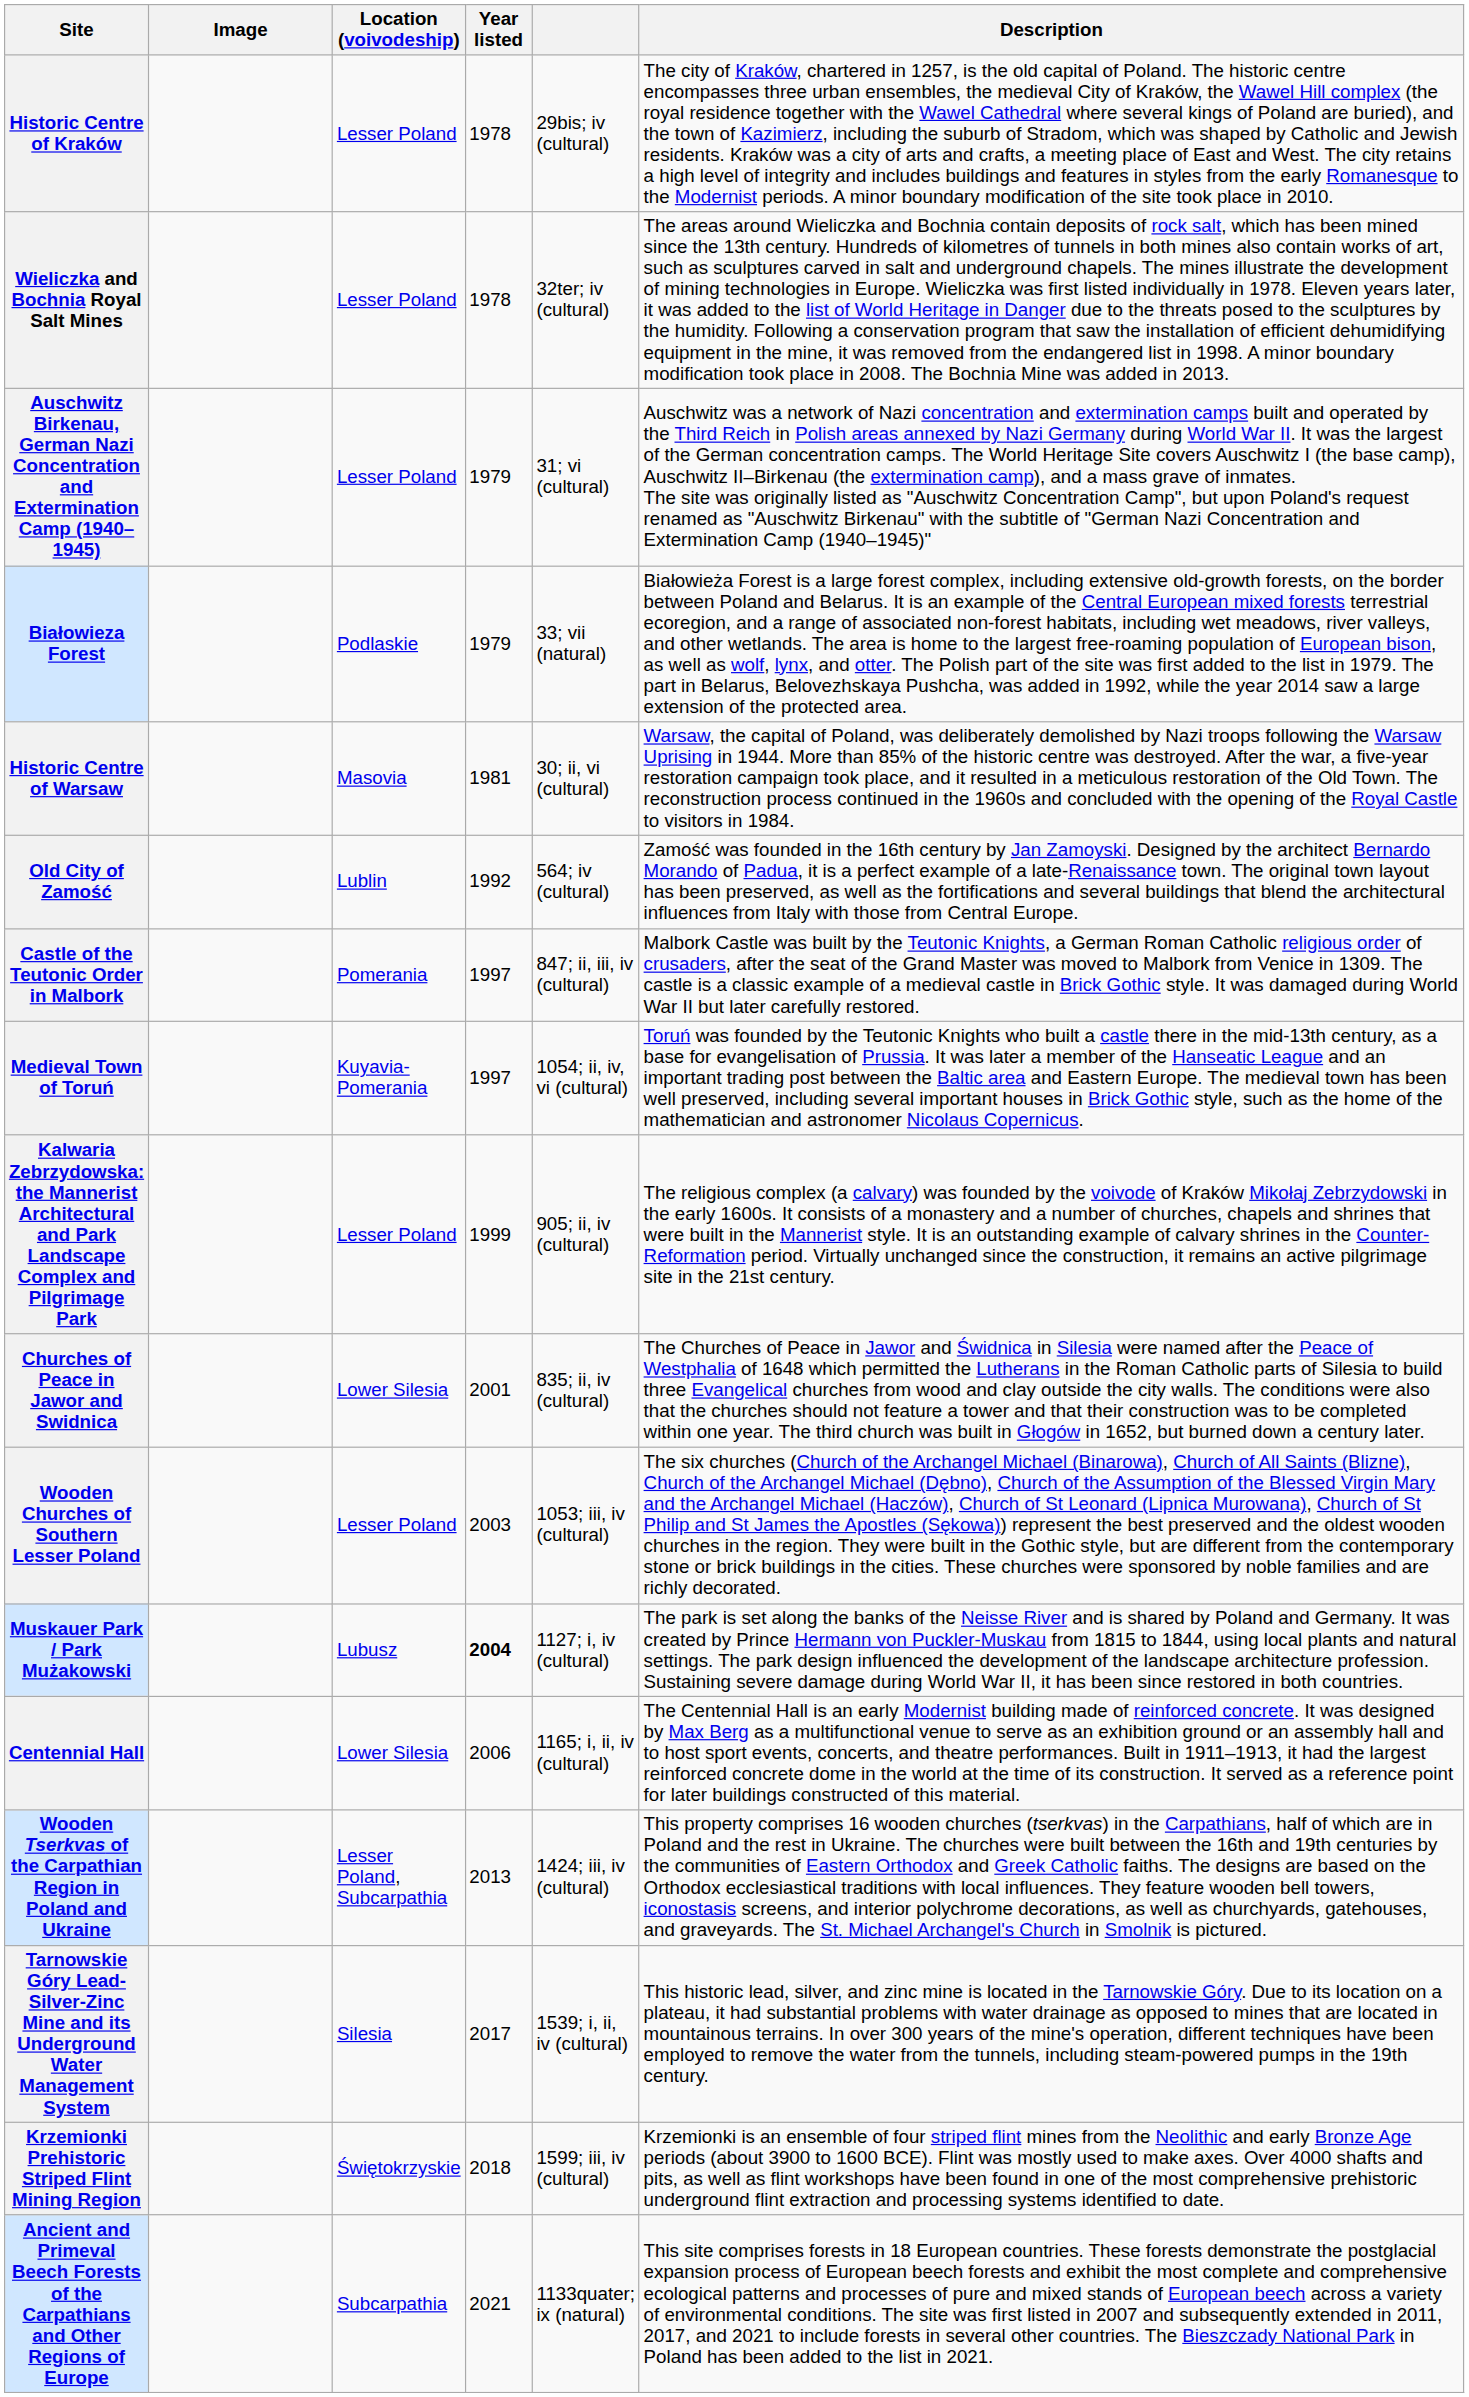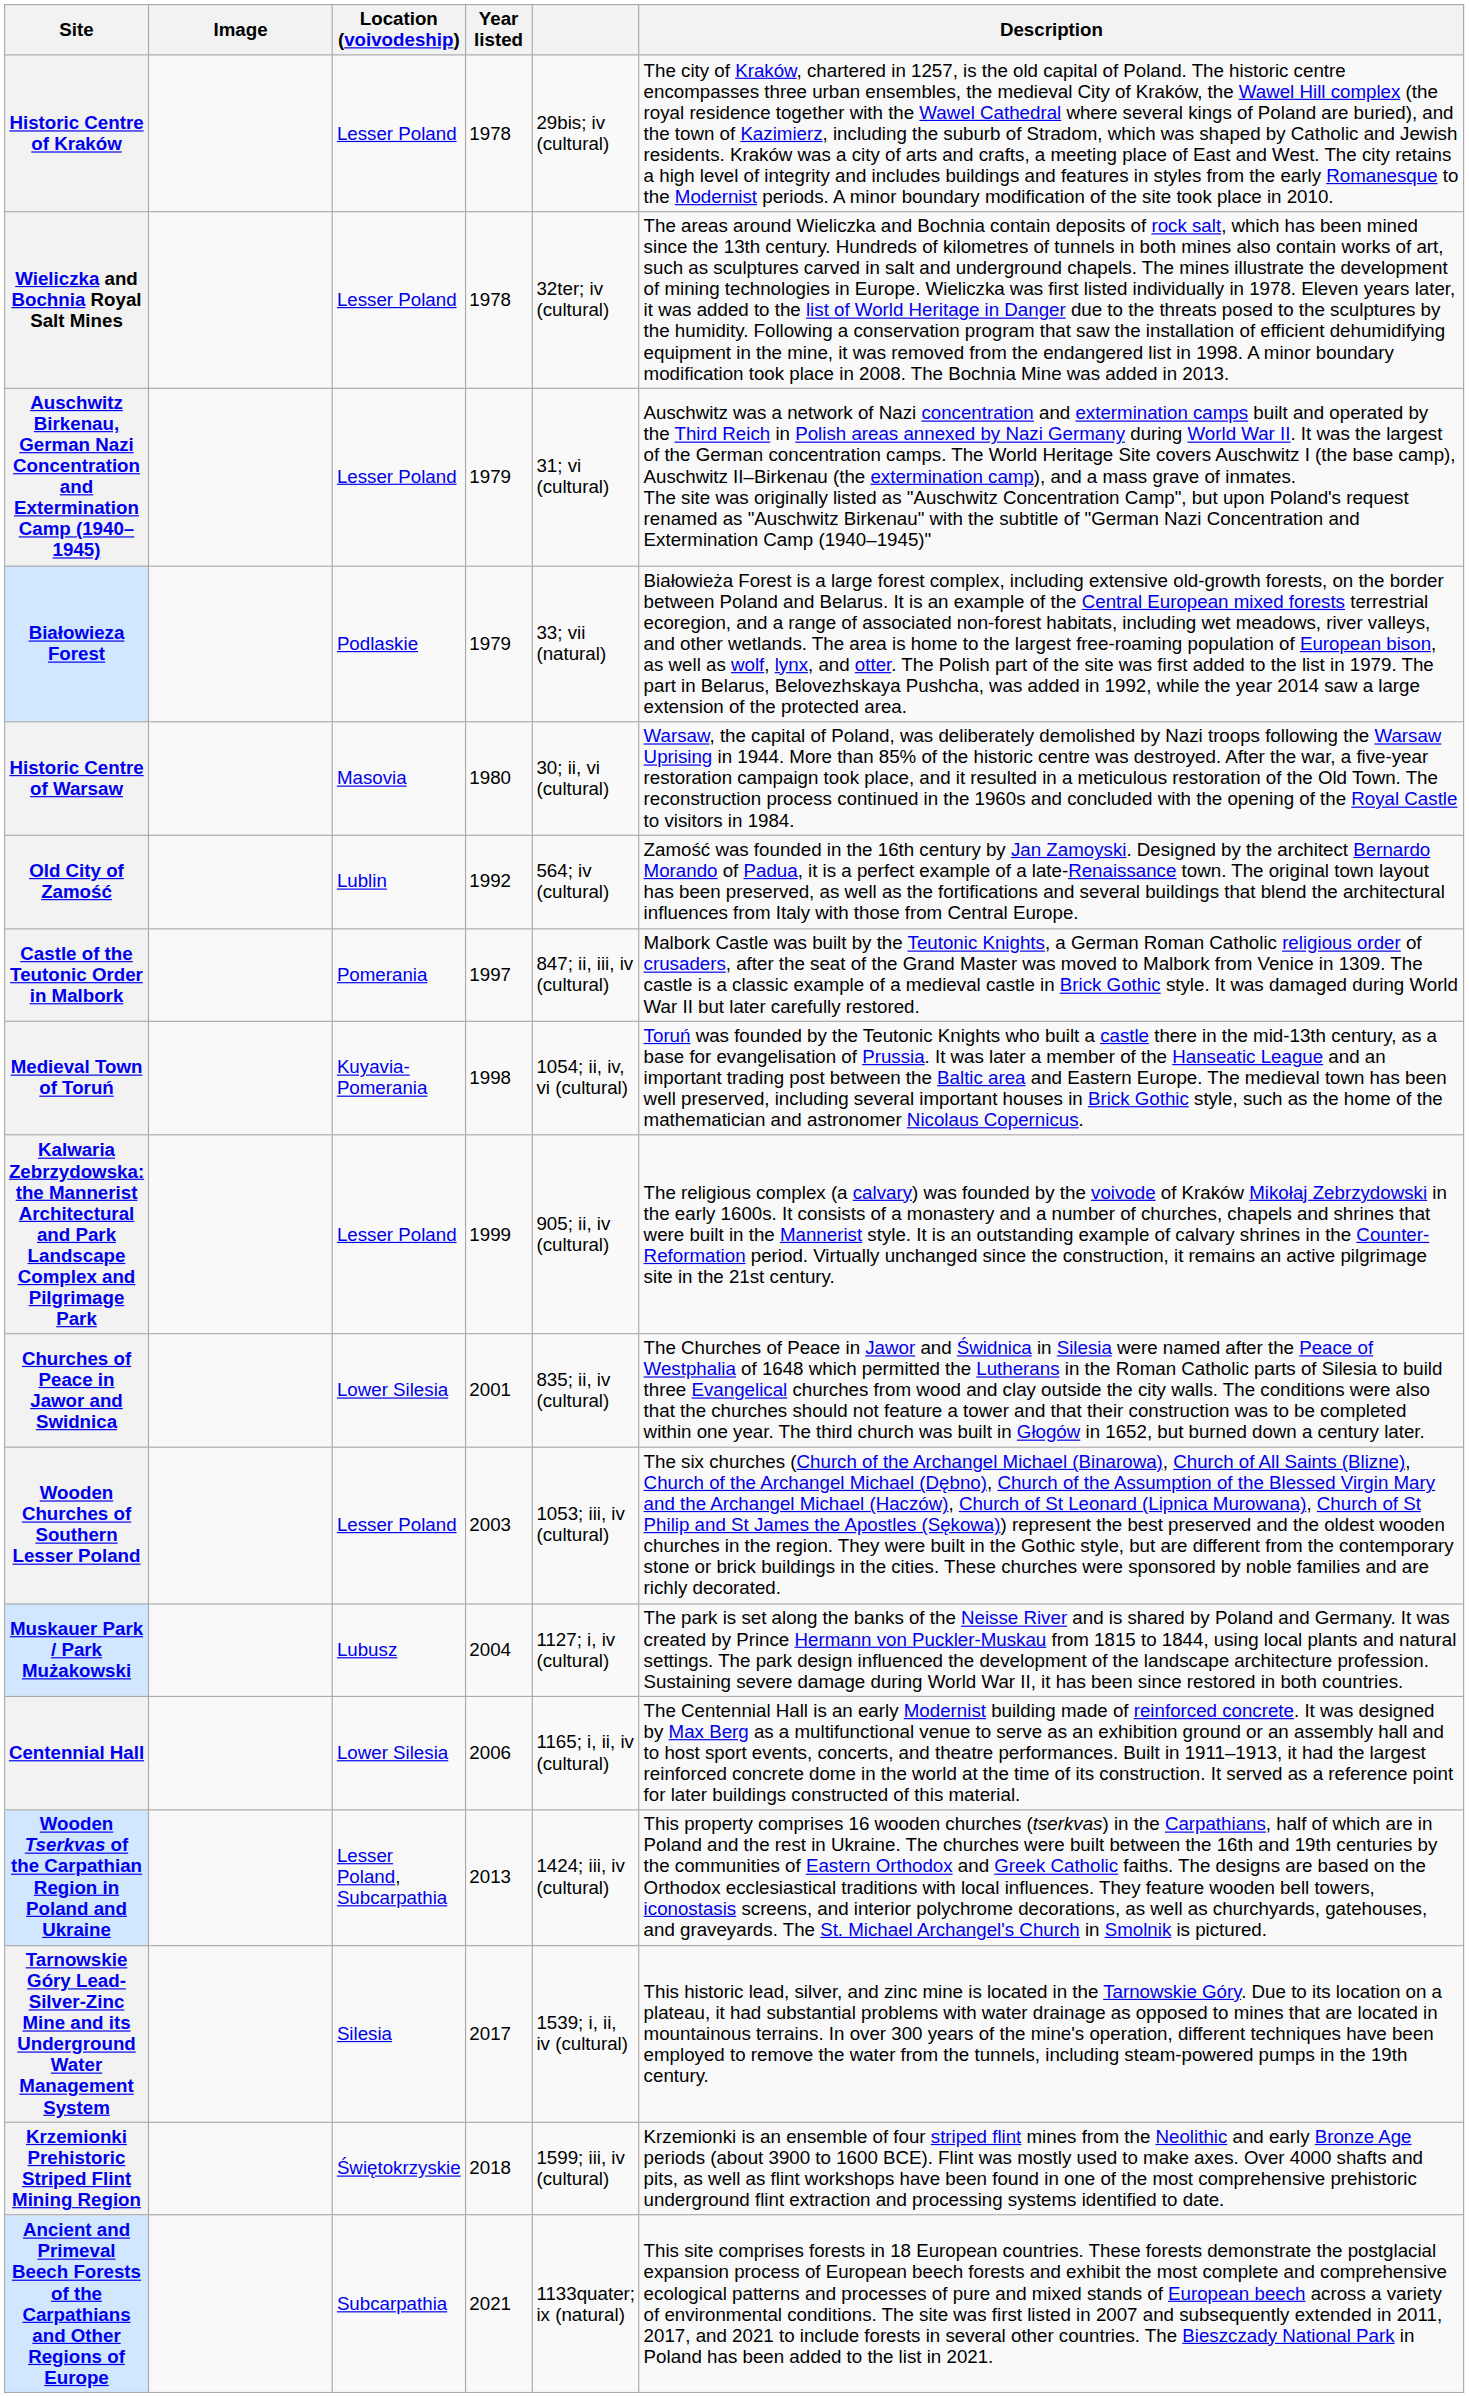(490, 778) 1981 -> (490, 778) 1980
(490, 1078) 1997 -> (490, 1078) 1998
(490, 1649) bold -> (490, 1649) normal
